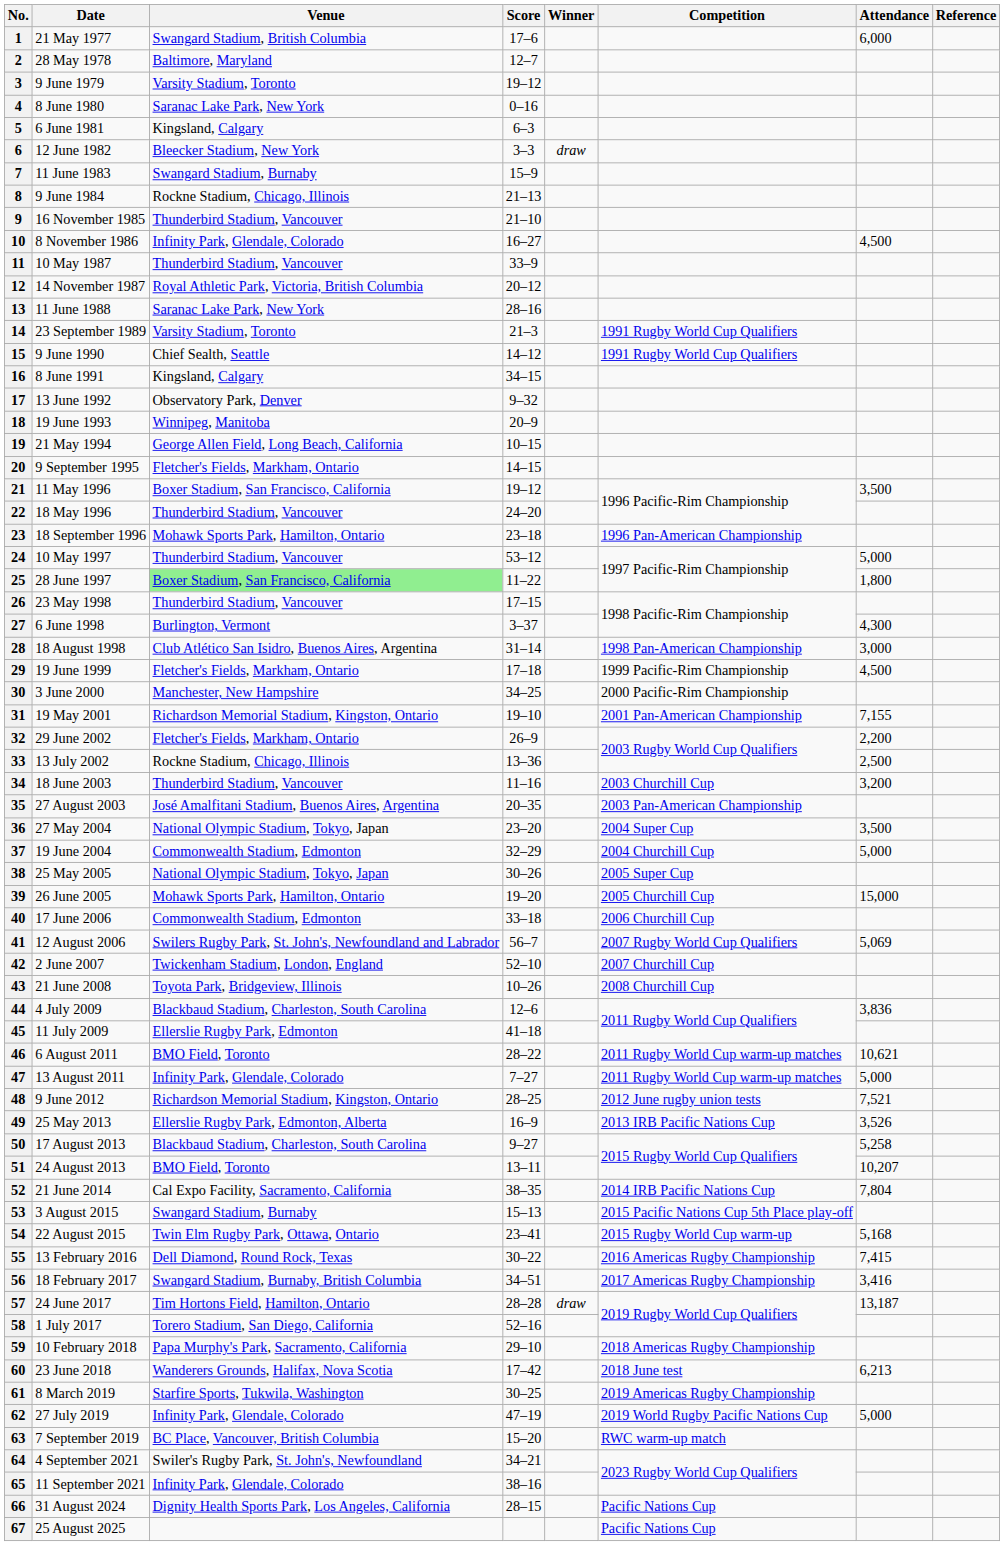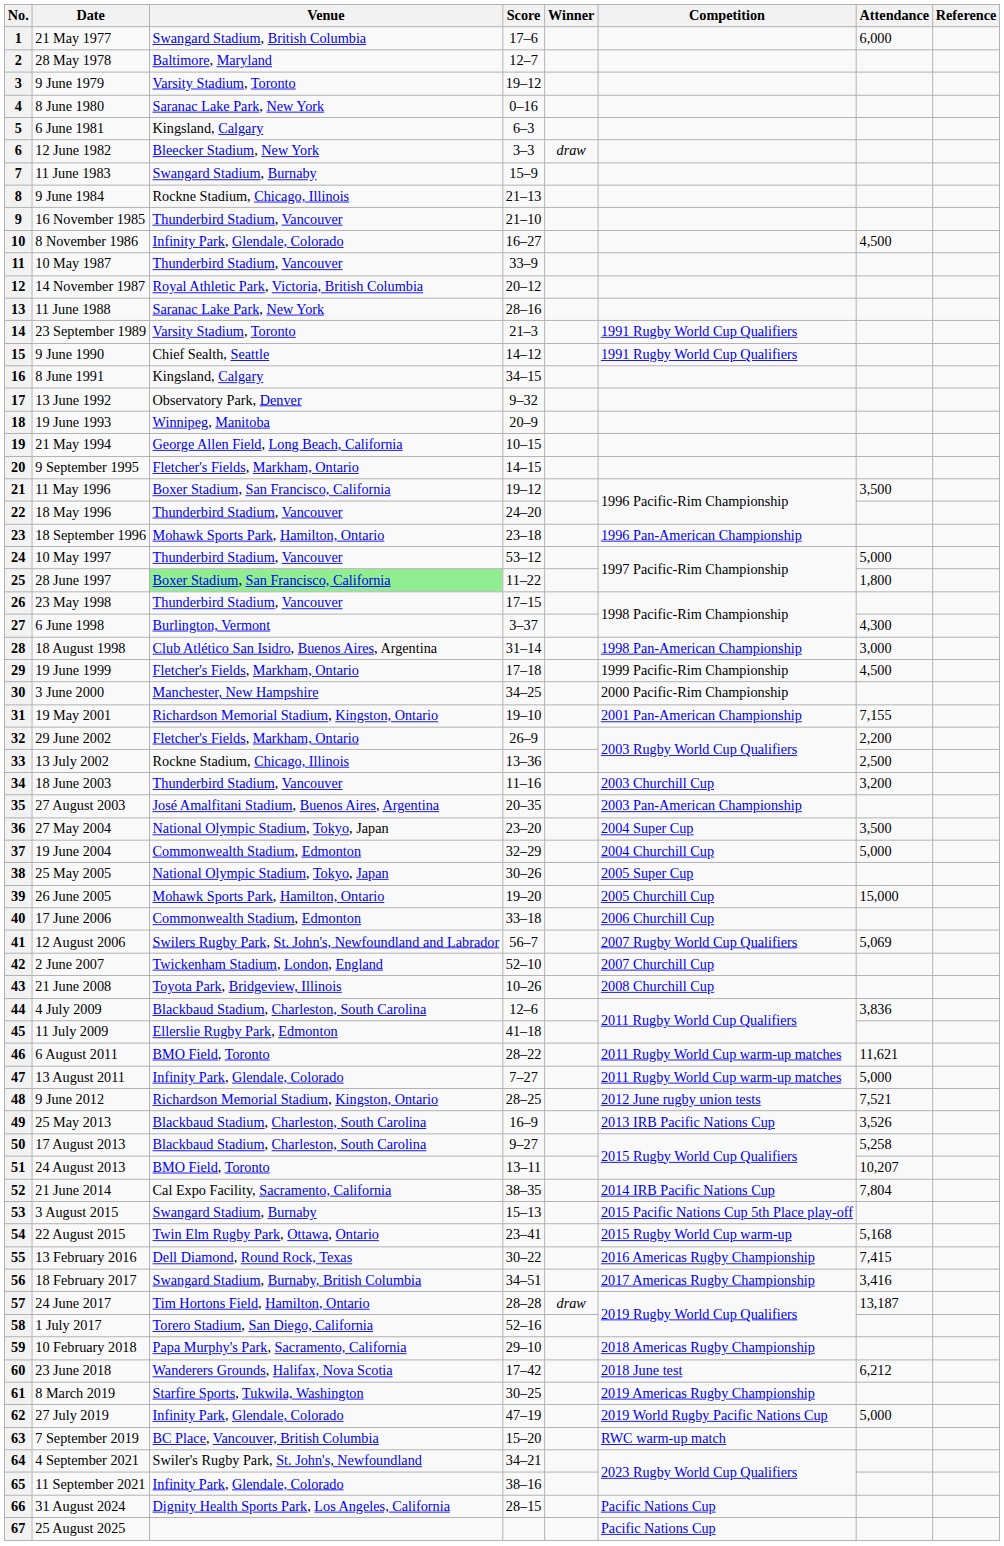(879, 1054) 10,621 -> (879, 1054) 11,621
(270, 1122) Ellerslie Rugby Park, Edmonton, Alberta -> (289, 1122) Blackbaud Stadium, Charleston, South Carolina
(876, 1370) 6,213 -> (876, 1370) 6,212
